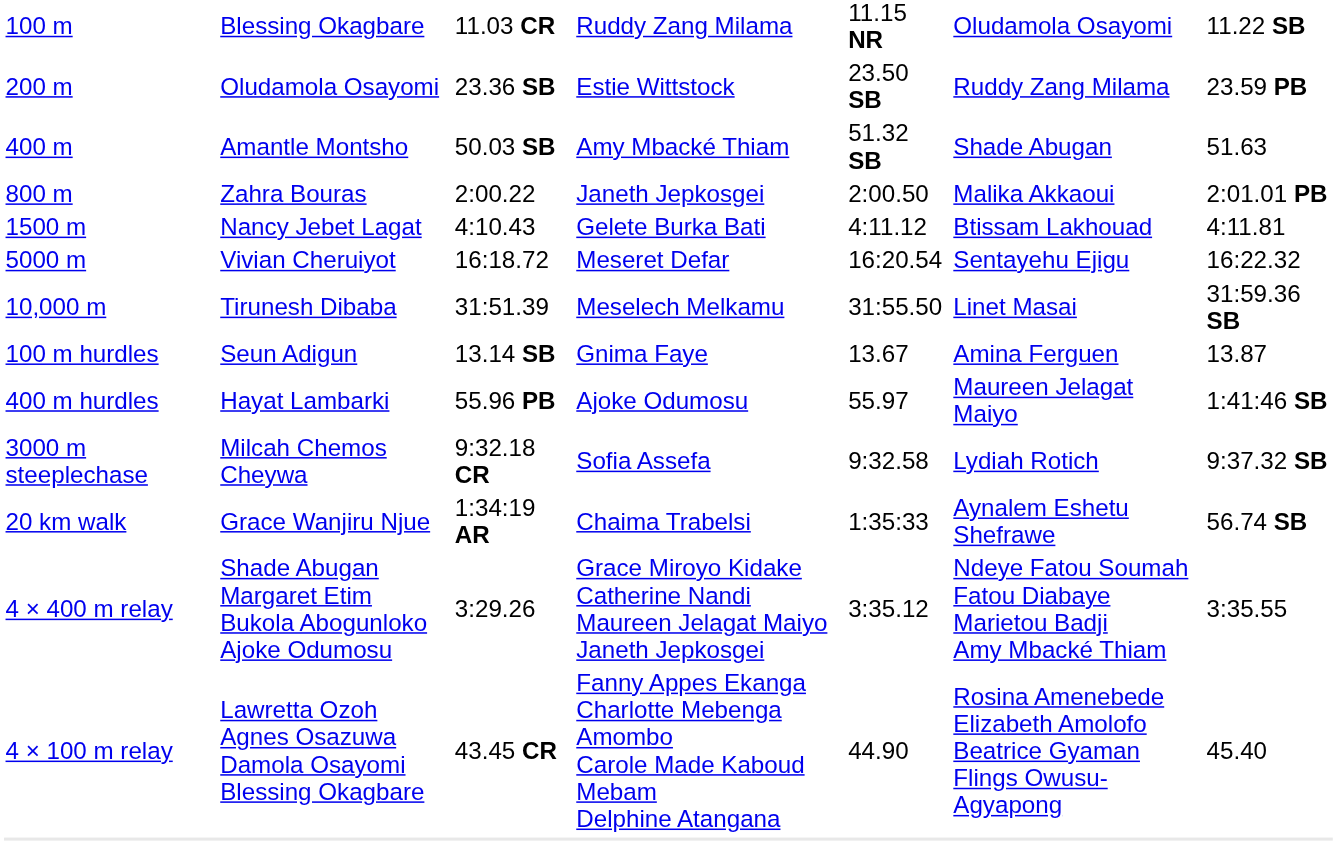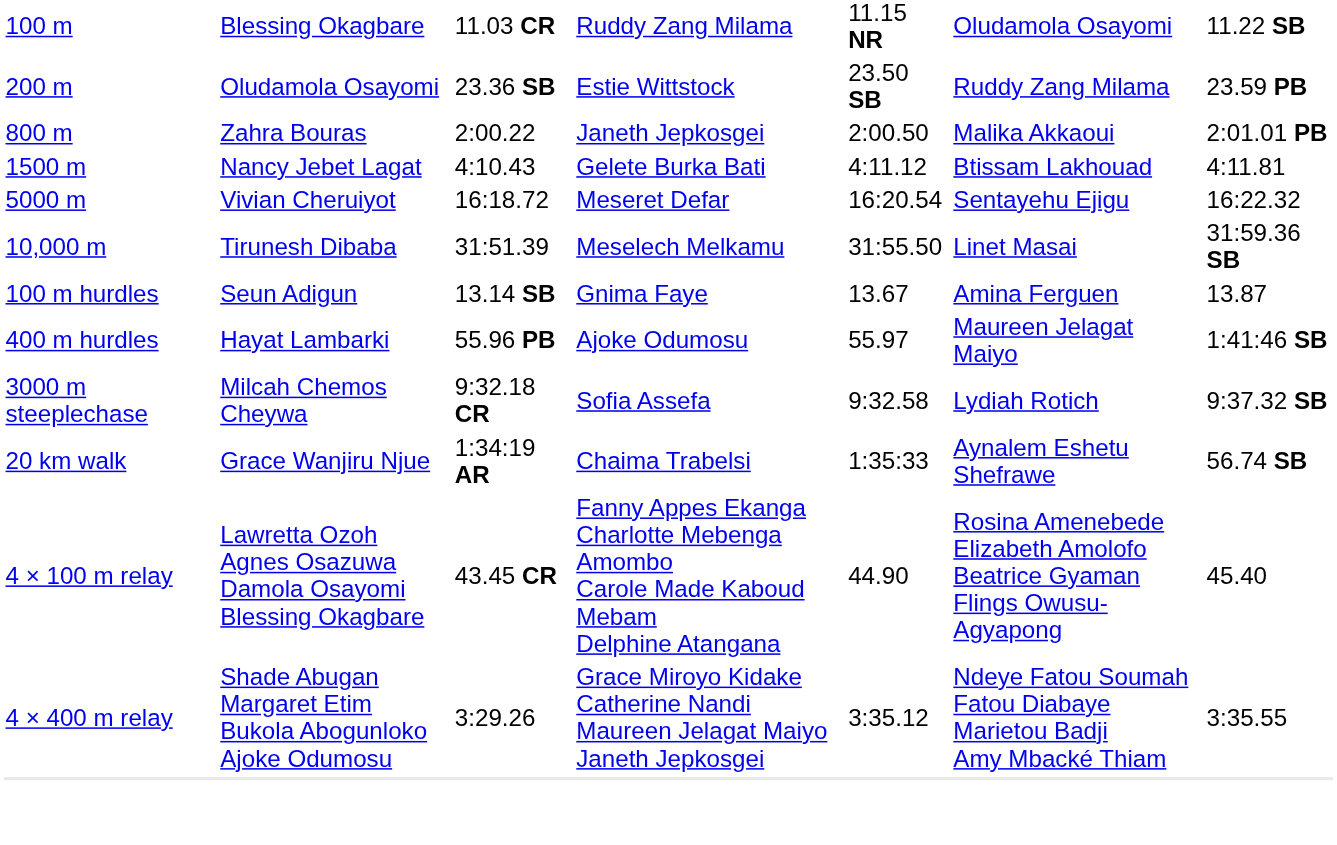- row: (314, 147)
rows swapped: (322, 751) <-> (324, 609)
